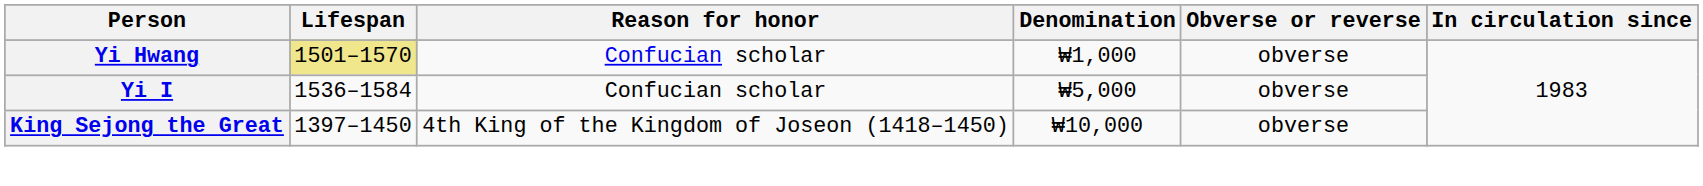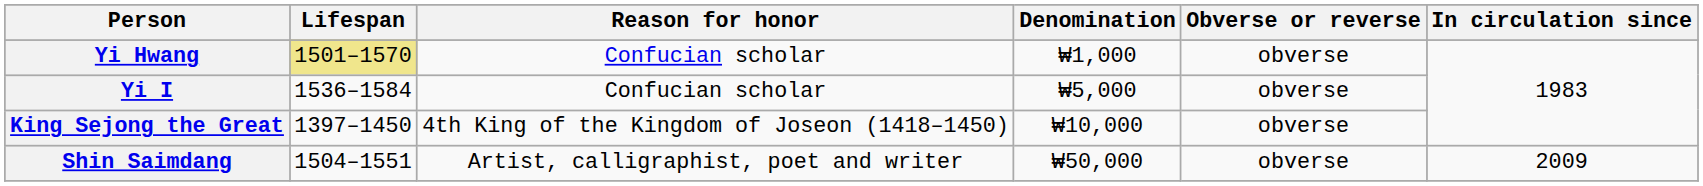+ row: (147, 163)
